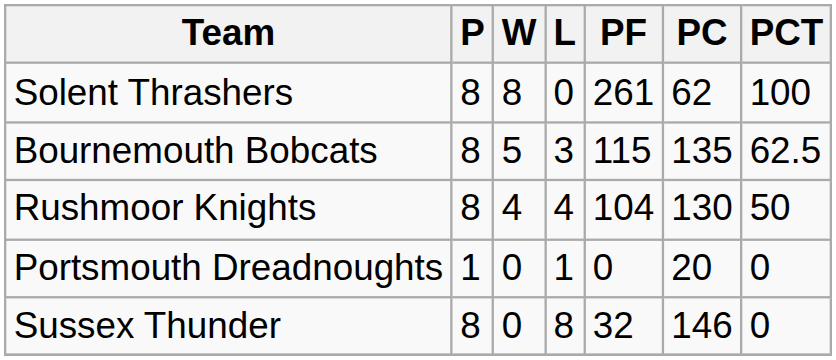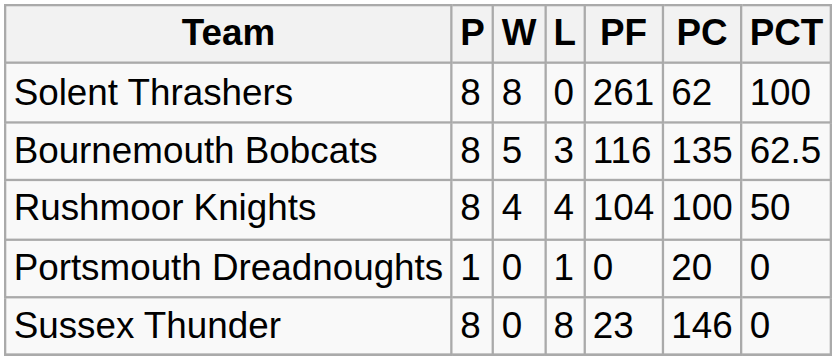(622, 150) 115 -> (622, 150) 116
(702, 208) 130 -> (702, 208) 100
(613, 325) 32 -> (613, 325) 23
